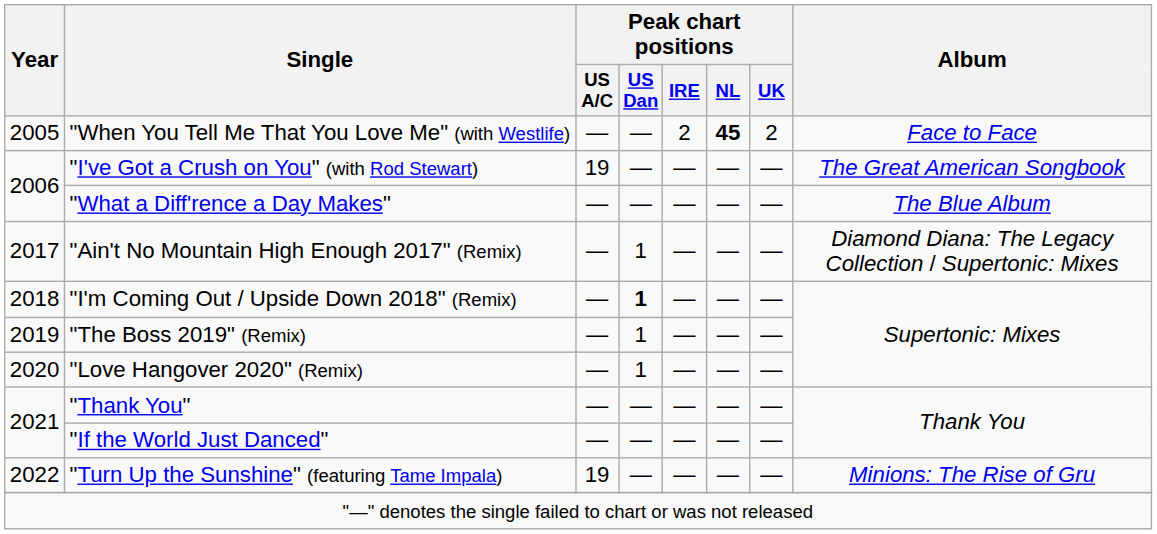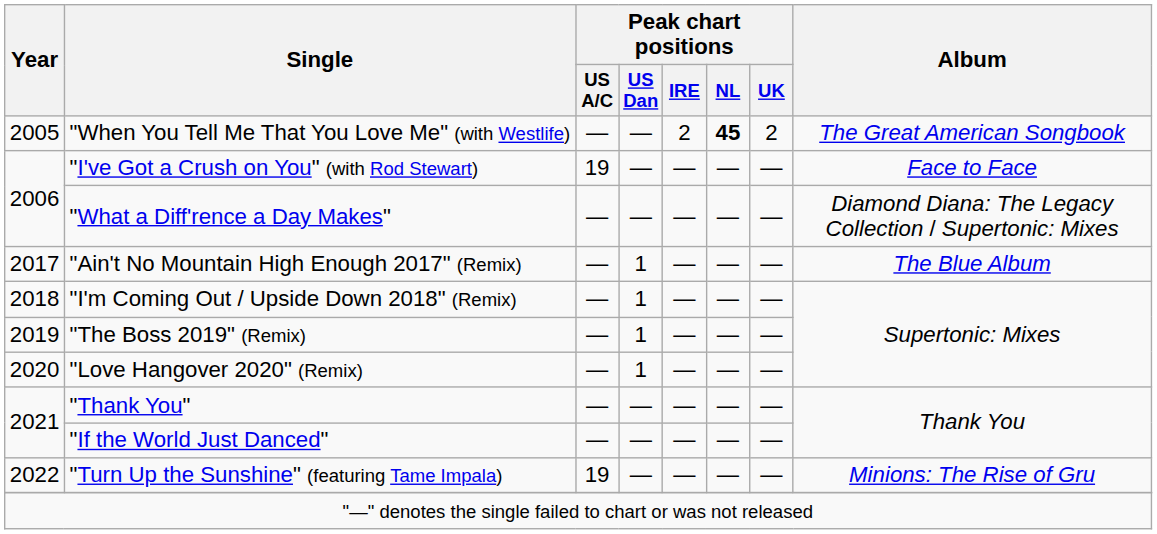(972, 132) Face to Face -> (972, 132) The Great American Songbook
(972, 168) The Great American Songbook -> (972, 168) Face to Face
(972, 203) The Blue Album -> (972, 215) Diamond Diana: The Legacy Collection / Supertonic: Mixes
(972, 251) Diamond Diana: The Legacy Collection / Supertonic: Mixes -> (972, 263) The Blue Album
(641, 299) bold -> (641, 299) normal
